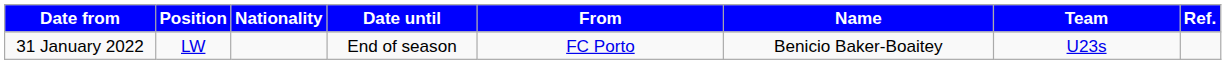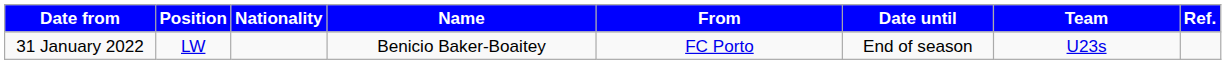columns swapped: (858, 19) <-> (402, 19)
